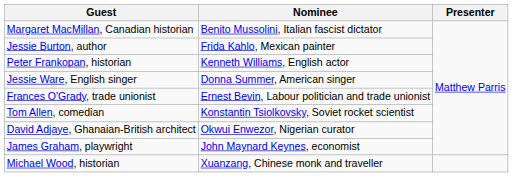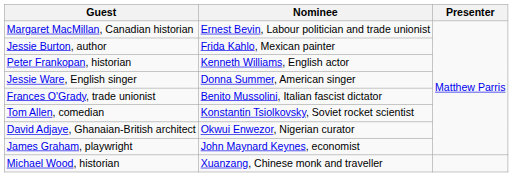(291, 29) Benito Mussolini, Italian fascist dictator -> (315, 29) Ernest Bevin, Labour politician and trade unionist
(315, 96) Ernest Bevin, Labour politician and trade unionist -> (291, 96) Benito Mussolini, Italian fascist dictator
